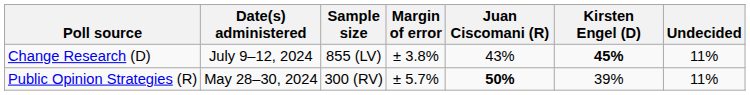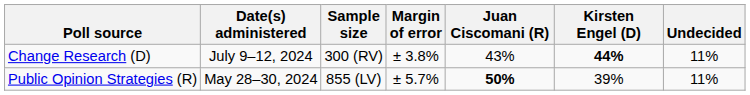(354, 56) 855 (LV) -> (354, 56) 300 (RV)
(609, 56) 45% -> (609, 56) 44%
(354, 79) 300 (RV) -> (354, 79) 855 (LV)
